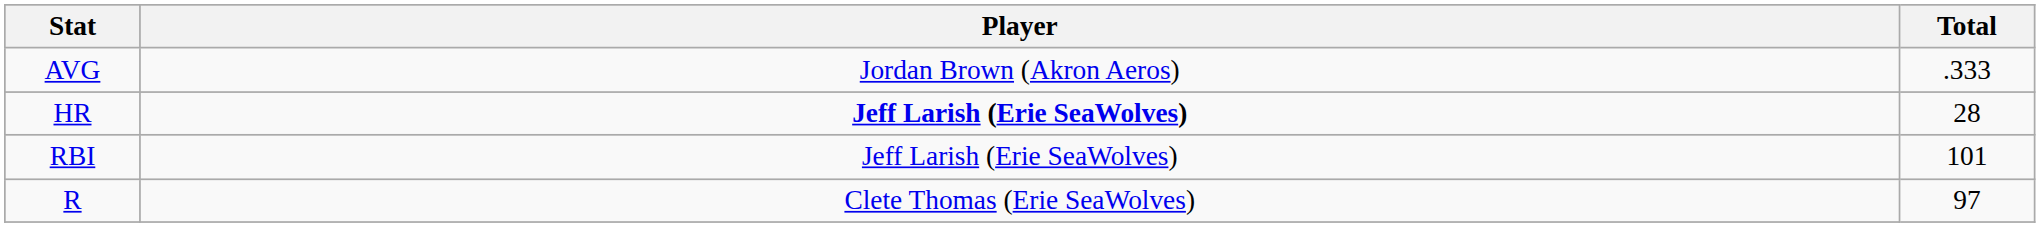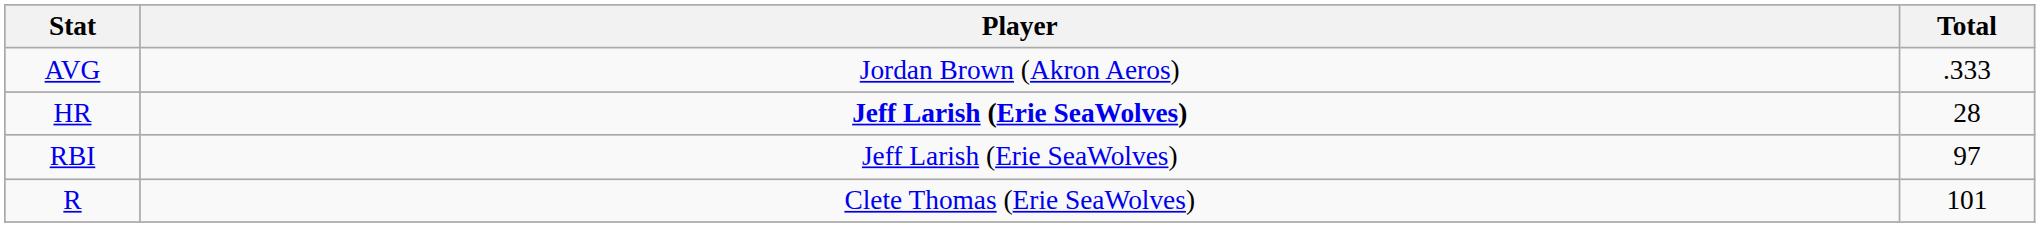(1967, 156) 101 -> (1967, 156) 97
(1967, 199) 97 -> (1967, 199) 101
